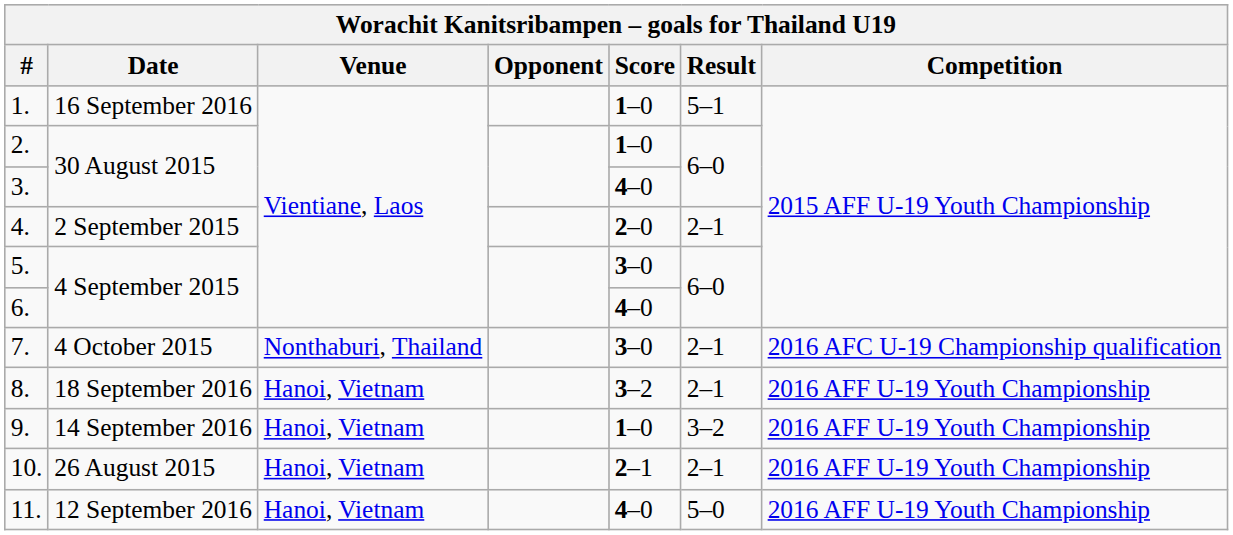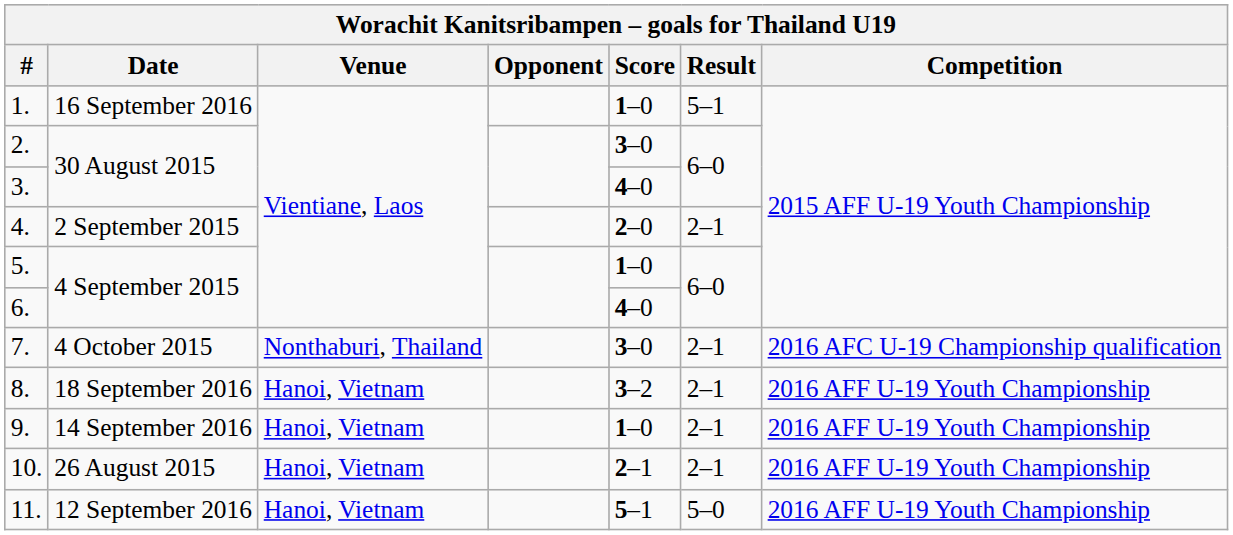(634, 145) 1–0 -> (634, 145) 3–0
(634, 266) 3–0 -> (634, 266) 1–0
(706, 428) 3–2 -> (706, 428) 2–1
(634, 508) 4–0 -> (634, 508) 5–1
